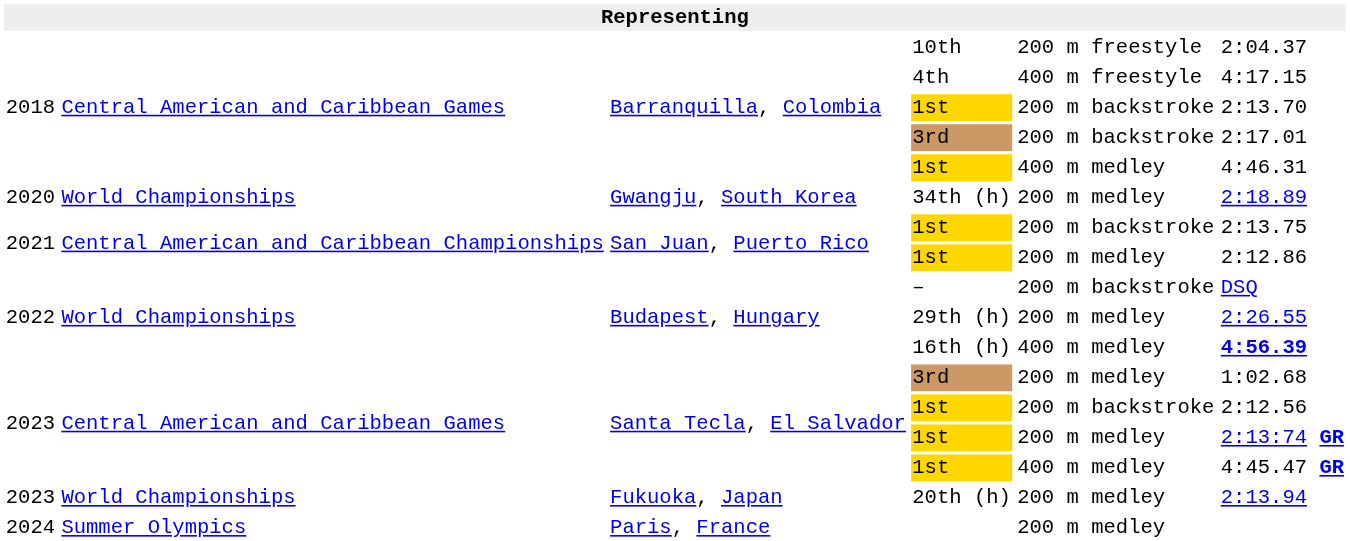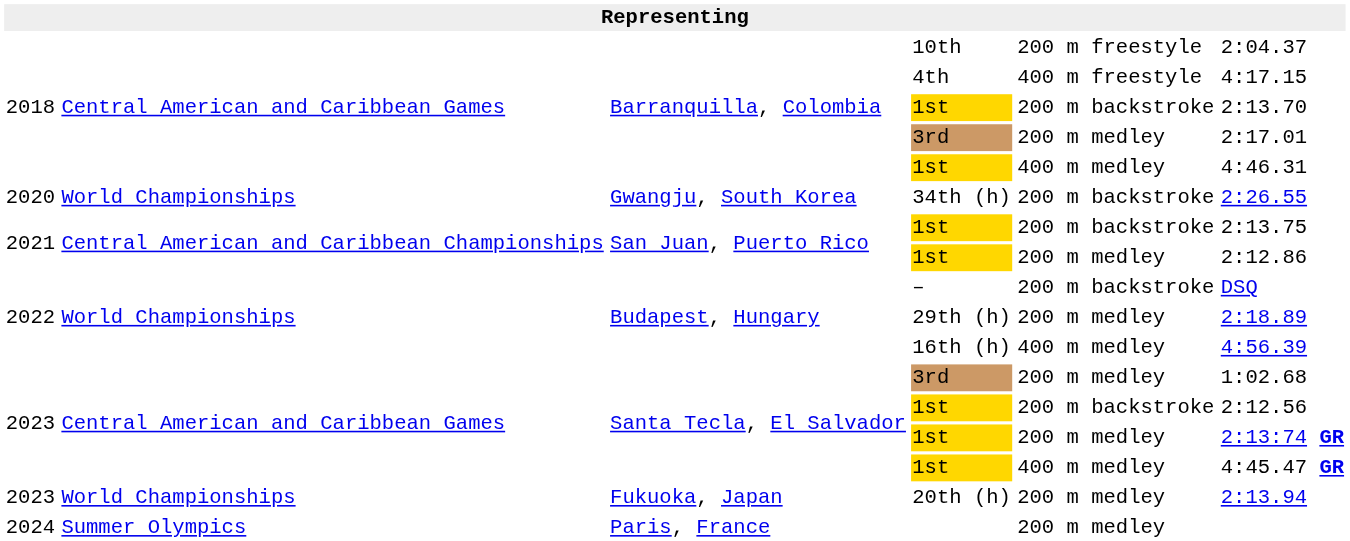(1116, 138) 200 m backstroke -> (1091, 138) 200 m medley
(1091, 198) 200 m medley -> (1116, 198) 200 m backstroke
(1264, 198) 2:18.89 -> (1264, 198) 2:26.55
(1264, 318) 2:26.55 -> (1264, 318) 2:18.89
(1264, 348) bold -> (1264, 348) normal
